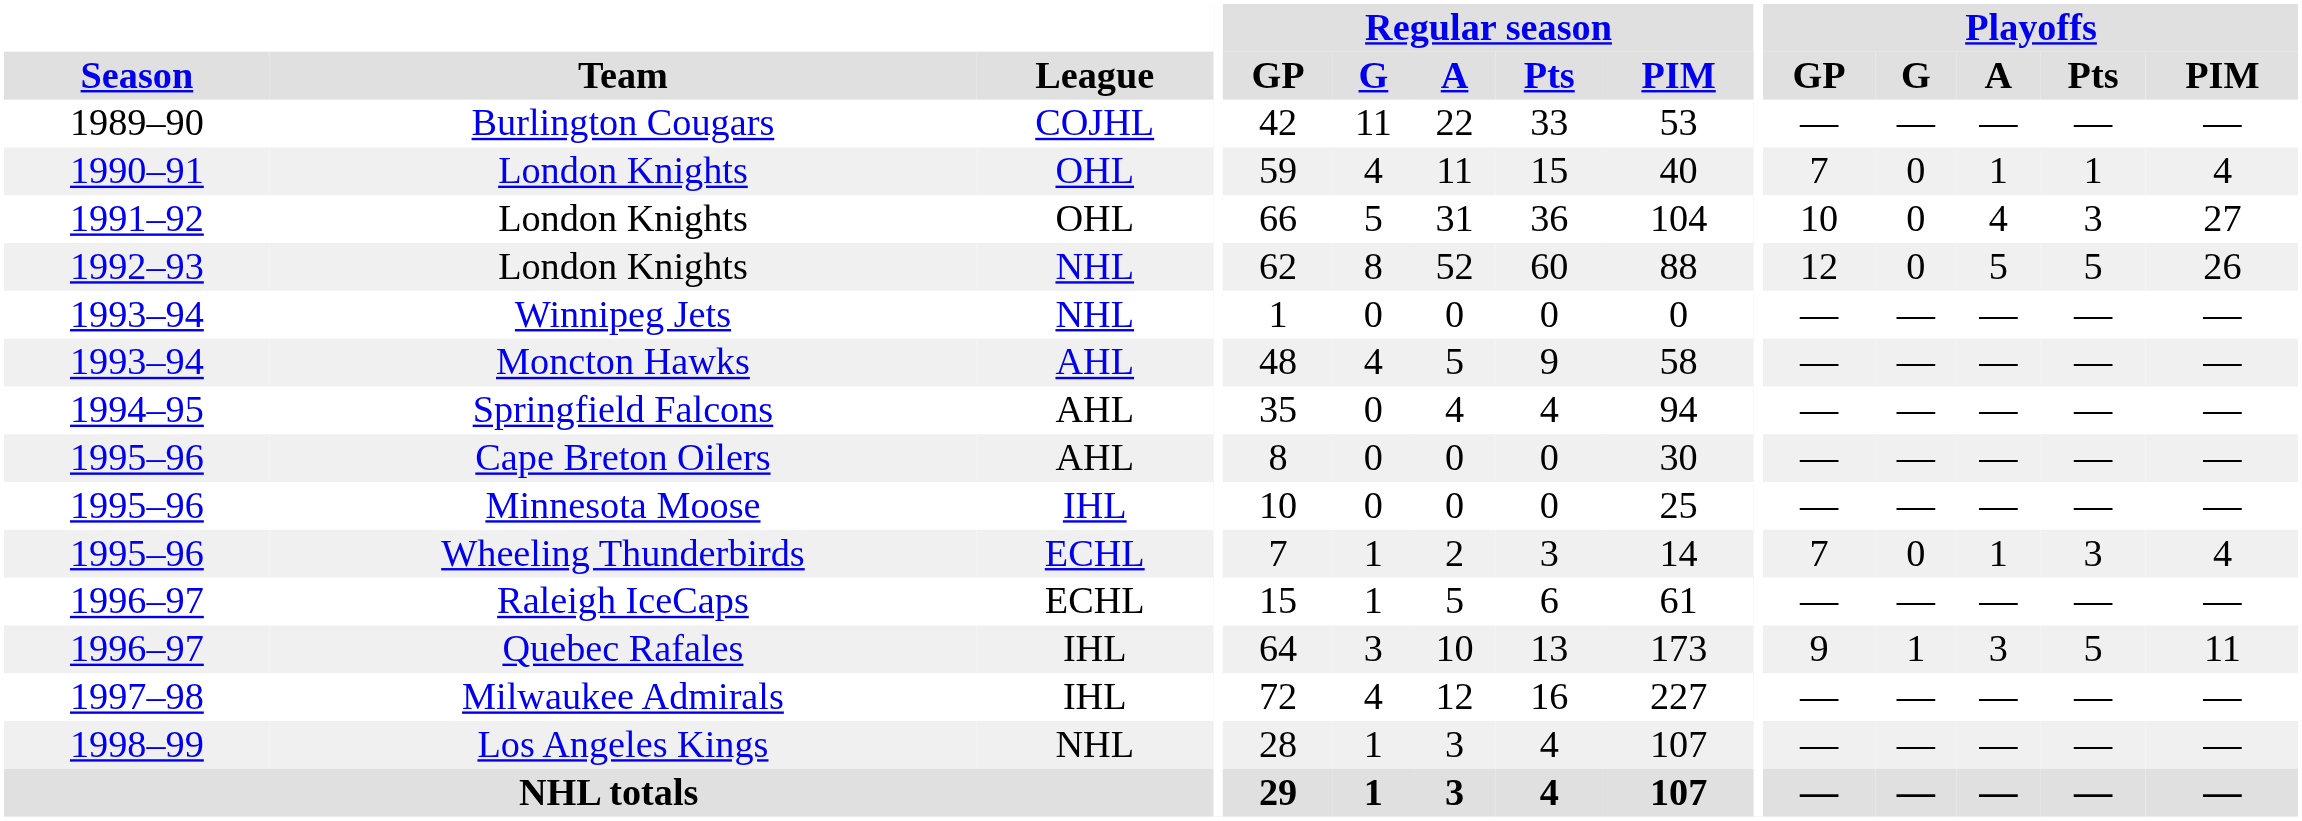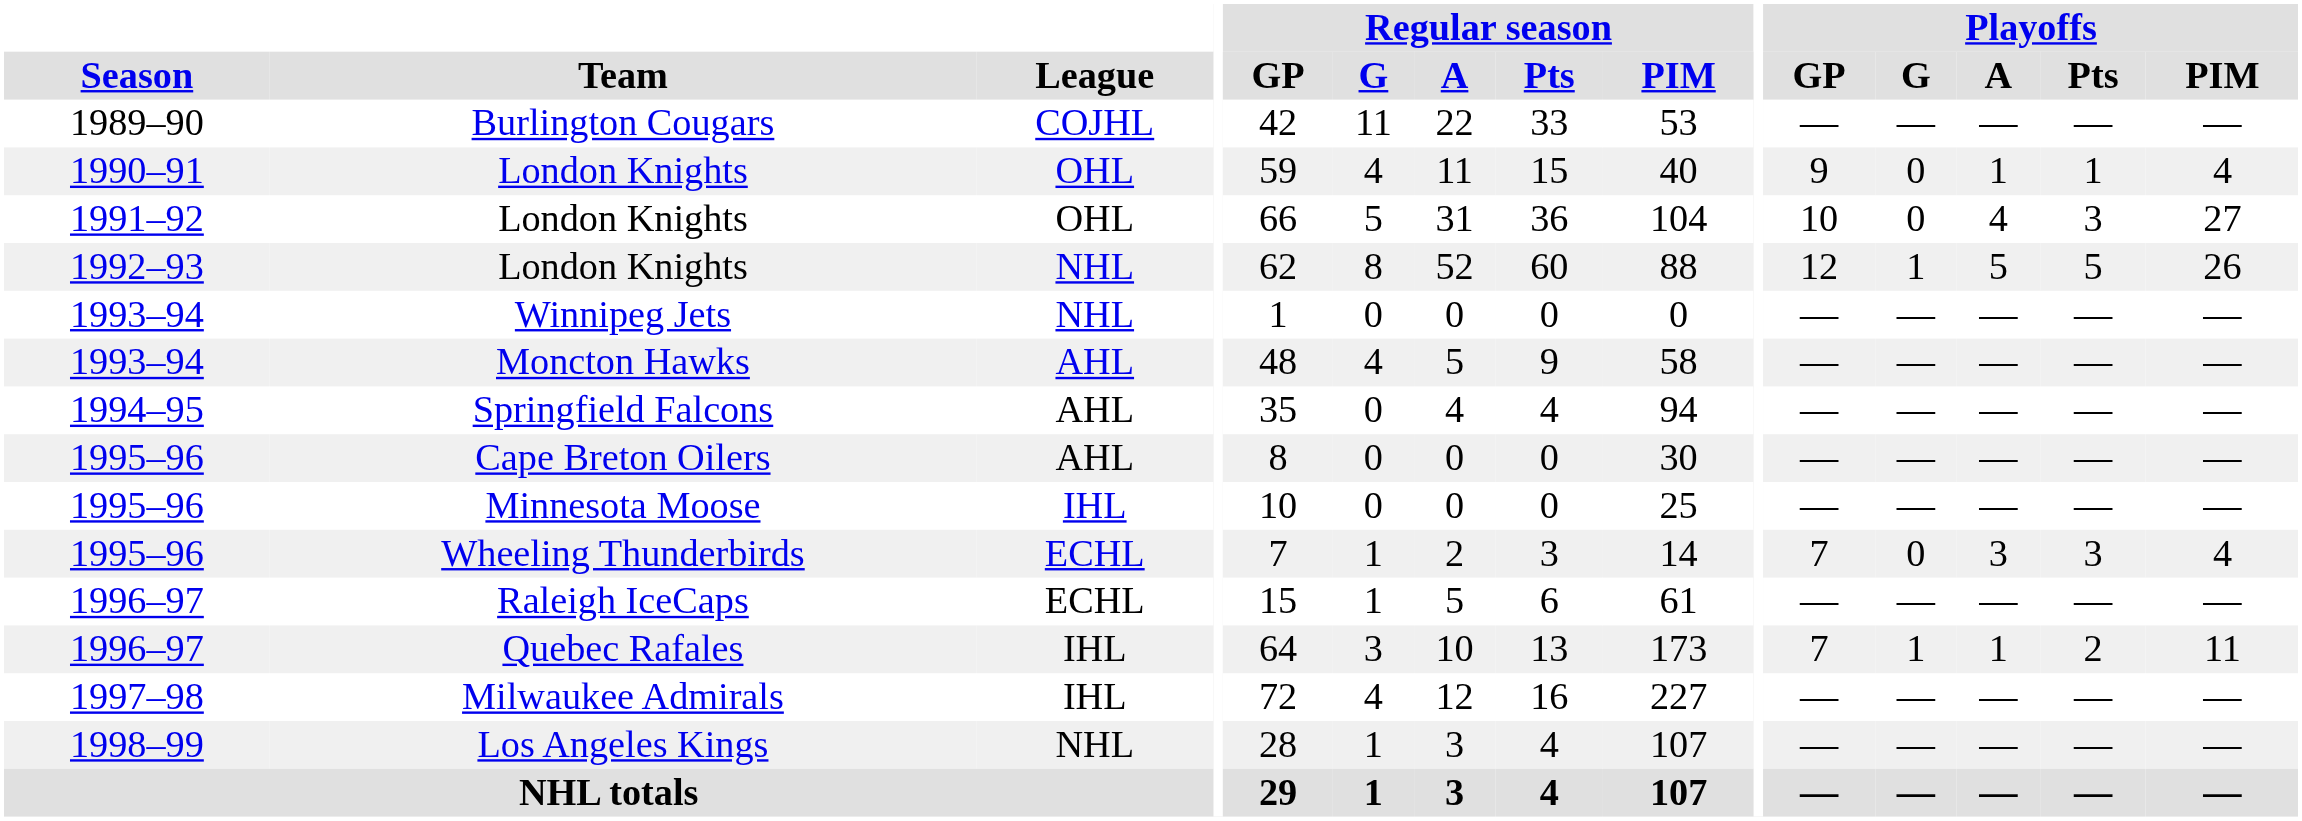(1819, 170) 7 -> (1819, 170) 9
(1916, 266) 0 -> (1916, 266) 1
(1998, 553) 1 -> (1998, 553) 3
(1819, 648) 9 -> (1819, 648) 7
(1998, 648) 3 -> (1998, 648) 1
(2093, 648) 5 -> (2093, 648) 2
